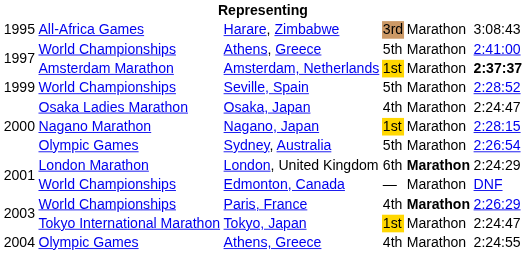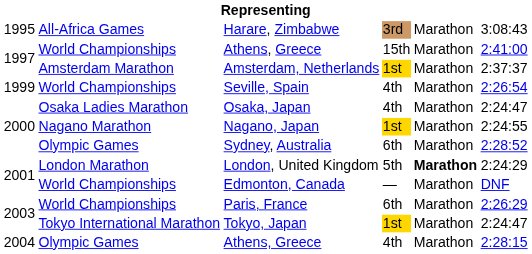(393, 49) 5th -> (397, 49) 15th
(498, 68) bold -> (504, 68) normal
(393, 88) 5th -> (393, 88) 4th
(497, 88) 2:28:52 -> (504, 88) 2:26:54
(497, 126) 2:28:15 -> (504, 126) 2:24:55
(393, 146) 5th -> (393, 146) 6th
(497, 146) 2:26:54 -> (504, 146) 2:28:52
(393, 165) 6th -> (393, 165) 5th
(393, 204) 4th -> (393, 204) 6th
(438, 204) bold -> (444, 204) normal
(497, 242) 2:24:55 -> (504, 242) 2:28:15
